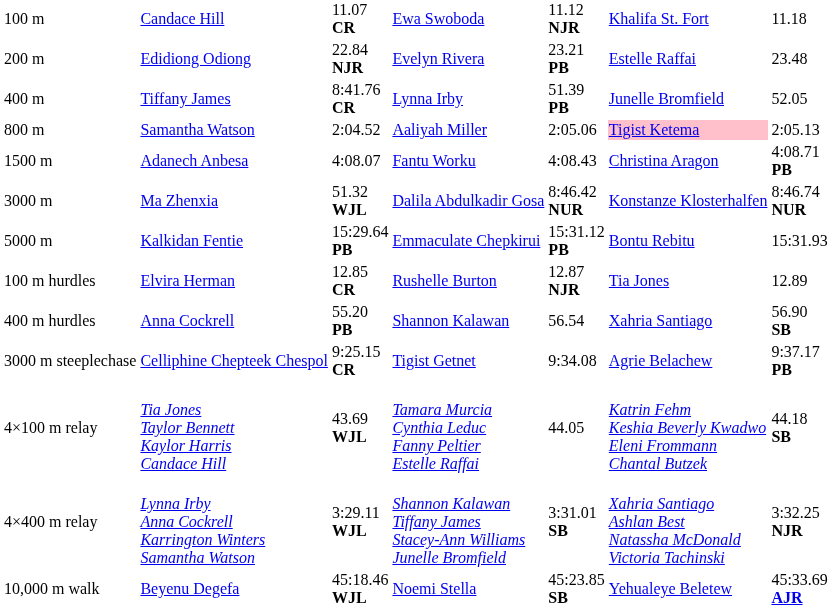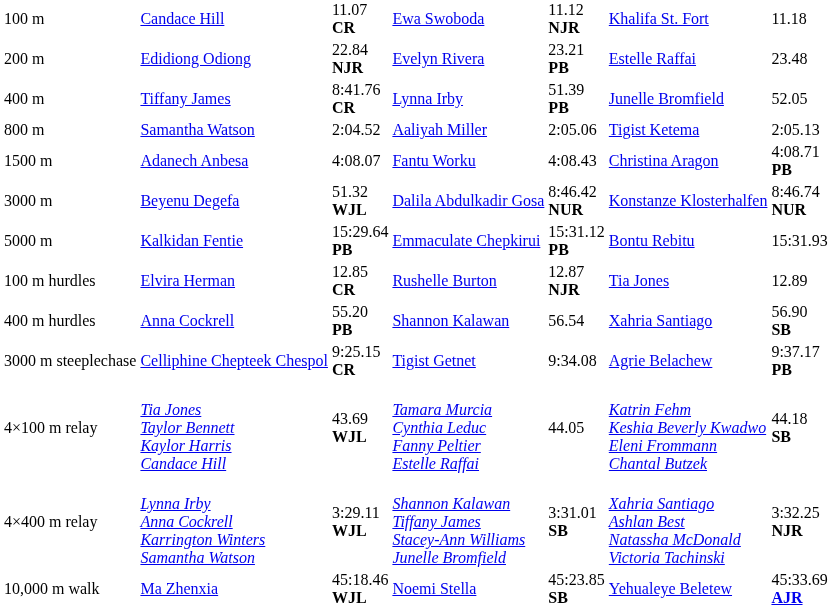(654, 130) pink background -> (654, 130) no background
(179, 200) Ma Zhenxia -> (190, 200) Beyenu Degefa
(190, 588) Beyenu Degefa -> (179, 588) Ma Zhenxia
